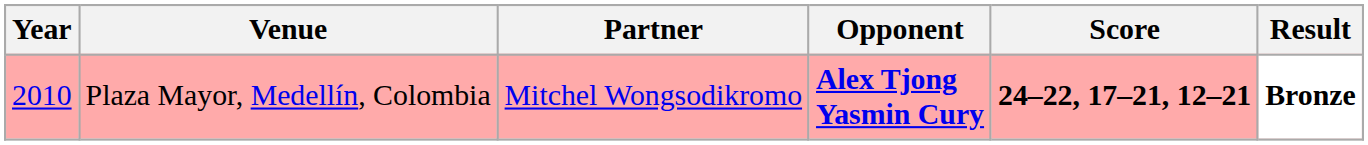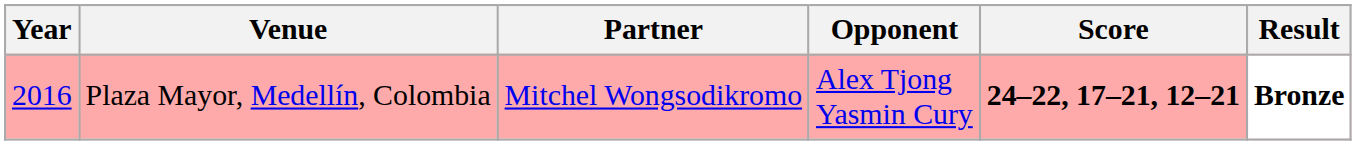(42, 96) 2010 -> (42, 96) 2016
(900, 96) bold -> (894, 96) normal
